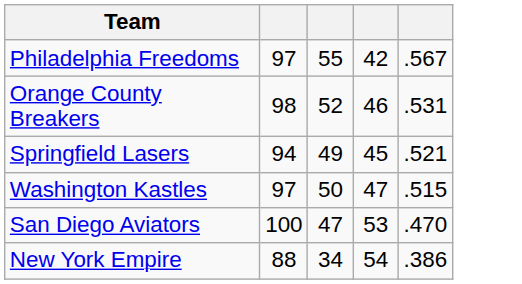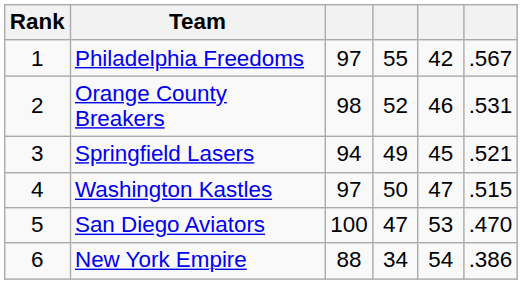+ column: (37, 22)
